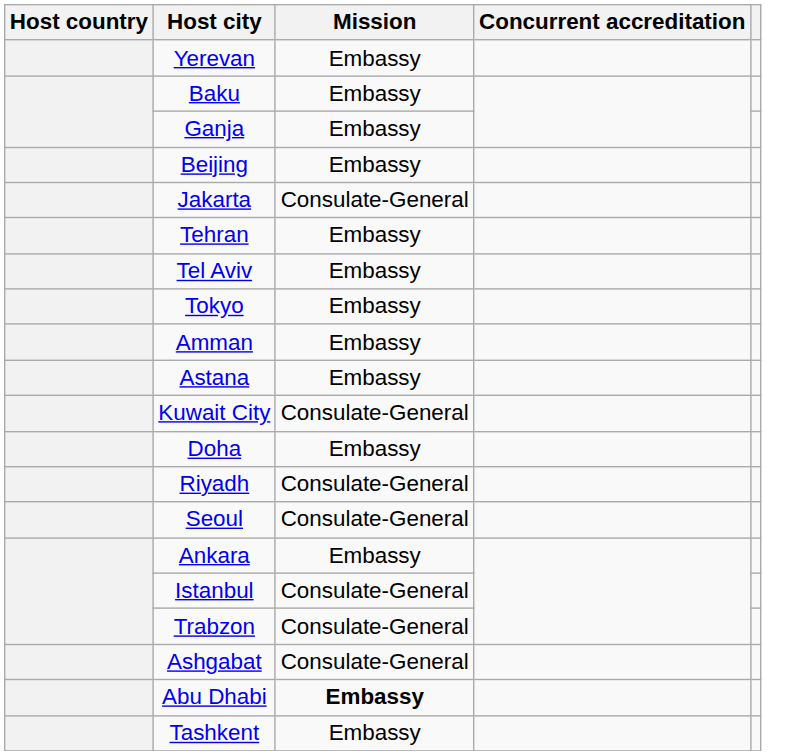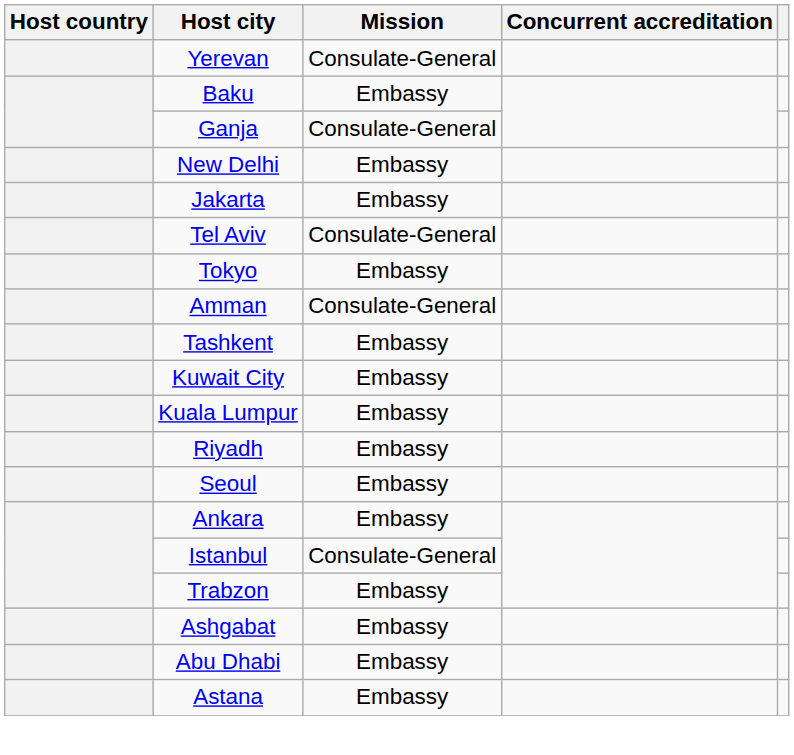(375, 57) Embassy -> (402, 57) Consulate-General
(375, 128) Embassy -> (402, 128) Consulate-General
- row: (214, 164)
+ row: (228, 164)
(375, 199) Consulate-General -> (402, 199) Embassy
- row: (214, 235)
(375, 270) Embassy -> (402, 235) Consulate-General
(375, 341) Embassy -> (402, 306) Consulate-General
rows swapped: (214, 377) <-> (214, 732)
(375, 413) Consulate-General -> (402, 377) Embassy
+ row: (228, 413)
- row: (214, 448)
(375, 484) Consulate-General -> (402, 448) Embassy
(375, 519) Consulate-General -> (402, 484) Embassy
(375, 626) Consulate-General -> (402, 590) Embassy
(375, 661) Consulate-General -> (402, 626) Embassy
(375, 697) bold -> (402, 661) normal
